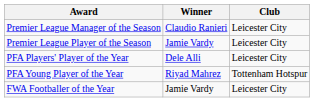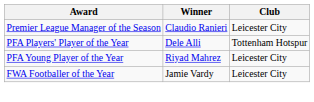- row: (79, 43)
(259, 58) Leicester City -> (270, 43) Tottenham Hotspur
(270, 74) Tottenham Hotspur -> (259, 58) Leicester City
